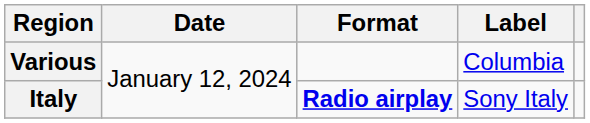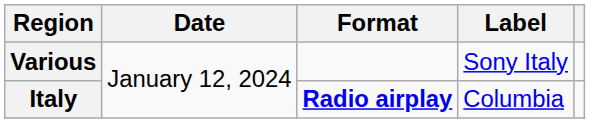(514, 61) Columbia -> (516, 61) Sony Italy
(516, 99) Sony Italy -> (514, 99) Columbia
